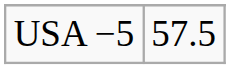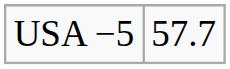(184, 33) 57.5 -> (184, 33) 57.7
